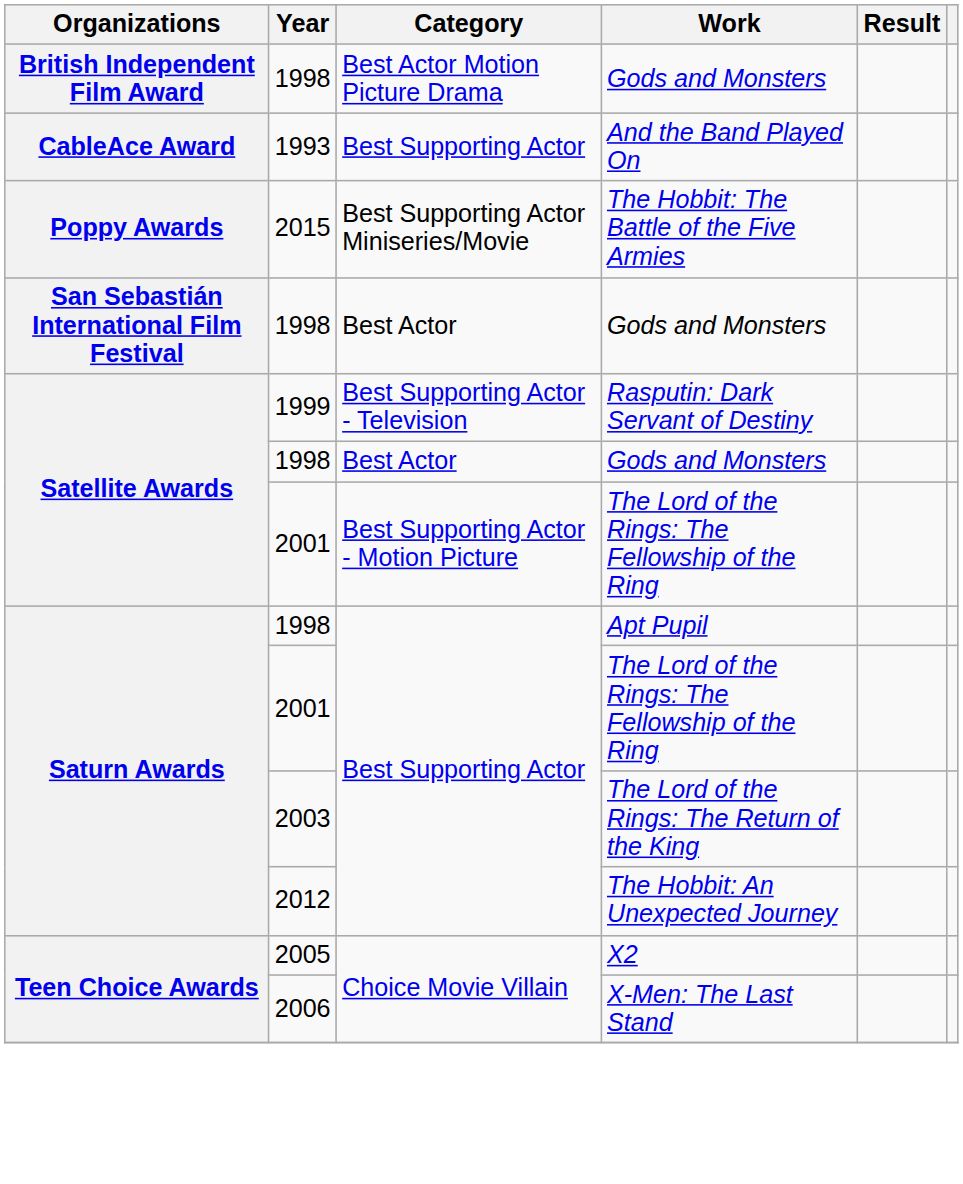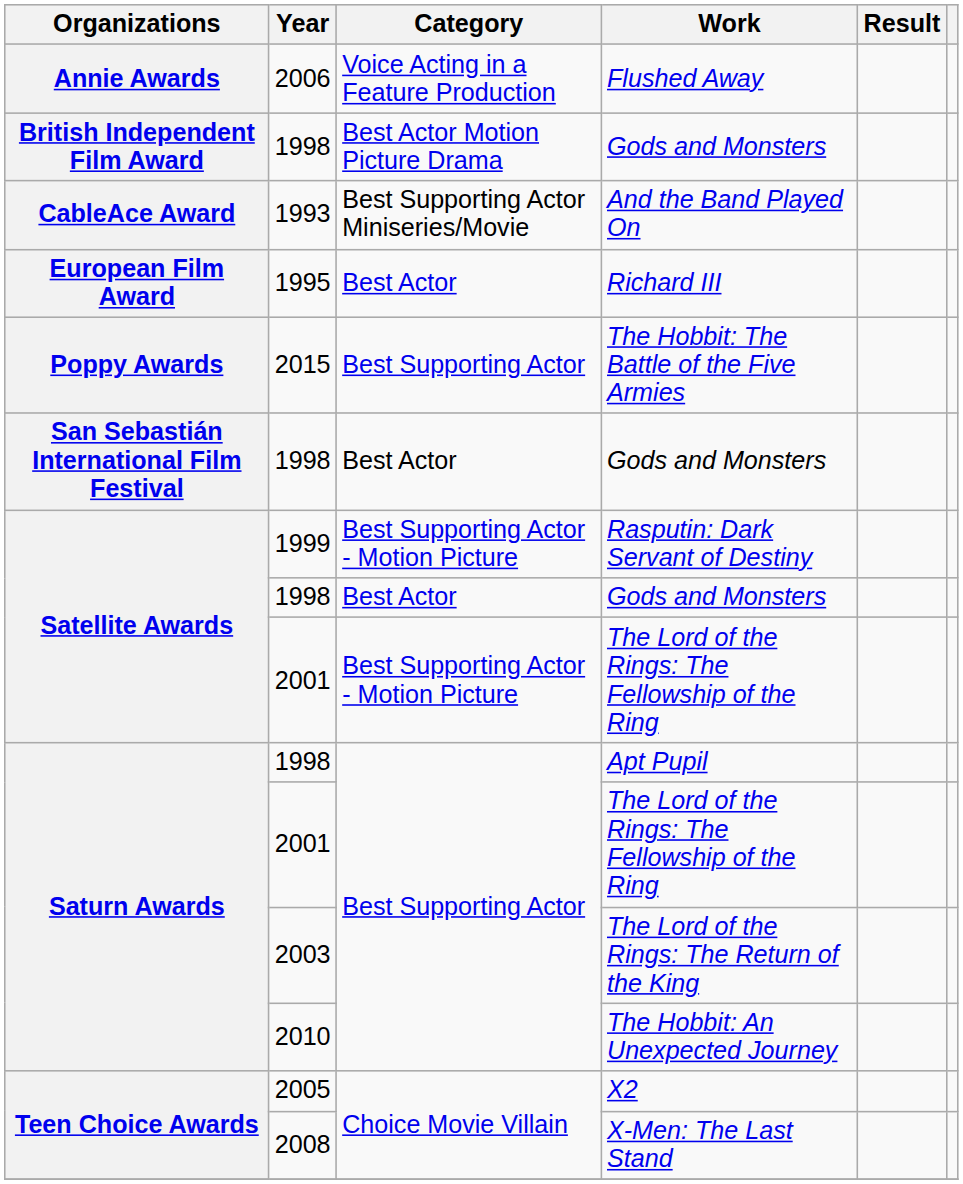+ row: (137, 78)
(464, 146) Best Supporting Actor -> (464, 214) Best Supporting Actor Miniseries/Movie
+ row: (137, 282)
(464, 228) Best Supporting Actor Miniseries/Movie -> (464, 364) Best Supporting Actor
(464, 407) Best Supporting Actor - Television -> (464, 543) Best Supporting Actor - Motion Picture
(303, 900) 2012 -> (303, 1036) 2010
(303, 1008) 2006 -> (303, 1144) 2008
